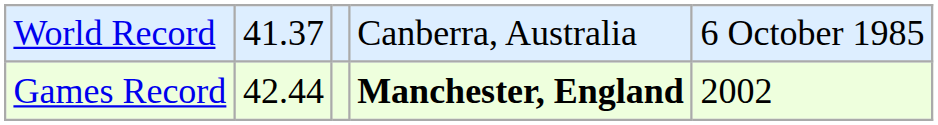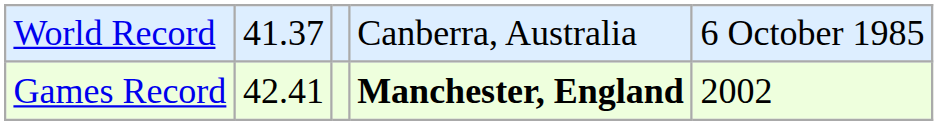(283, 90) 42.44 -> (283, 90) 42.41
